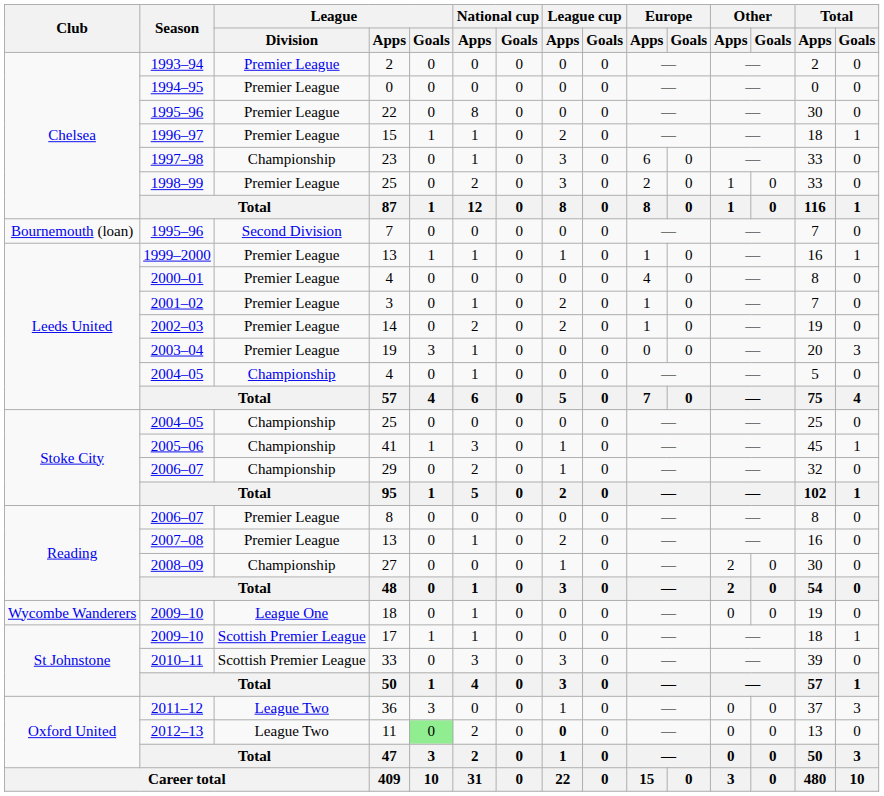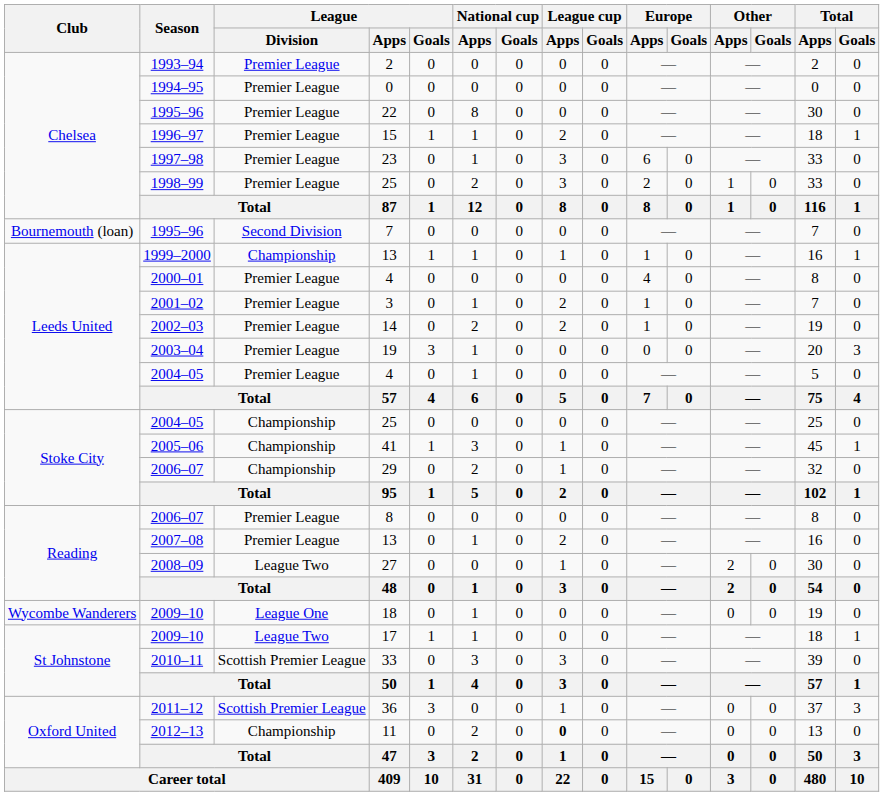(292, 159) Championship -> (292, 159) Premier League
(292, 254) Premier League -> (292, 254) Championship
(292, 374) Championship -> (292, 374) Premier League
(292, 565) Championship -> (292, 565) League Two
(292, 636) Scottish Premier League -> (292, 636) League Two
(292, 708) League Two -> (292, 708) Scottish Premier League
(292, 732) League Two -> (292, 732) Championship
(431, 732) lightgreen background -> (431, 732) no background
